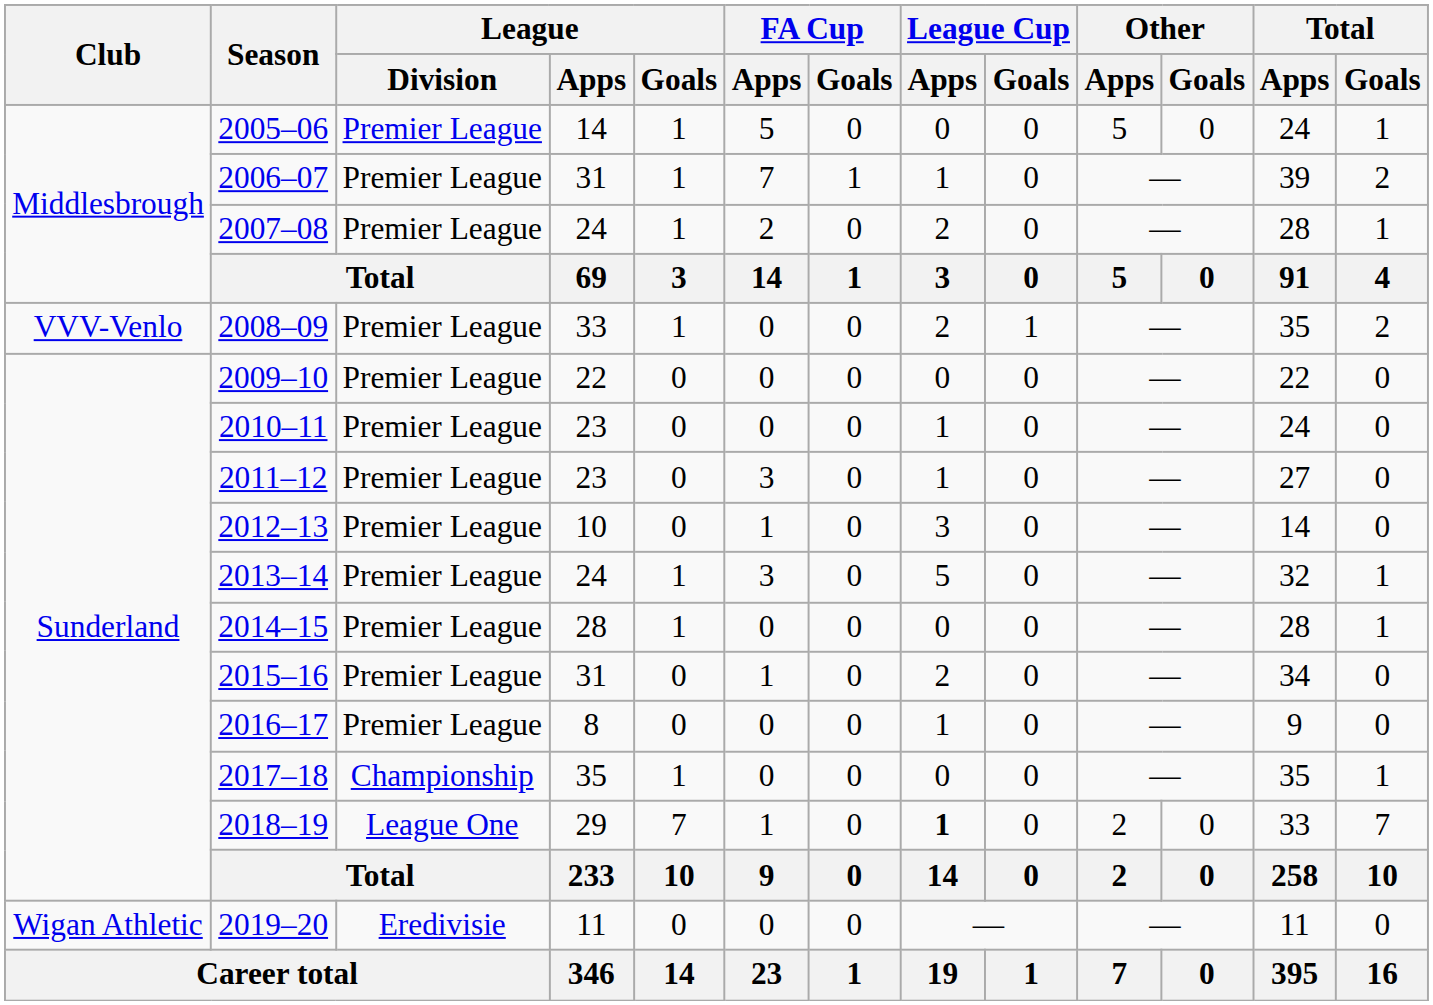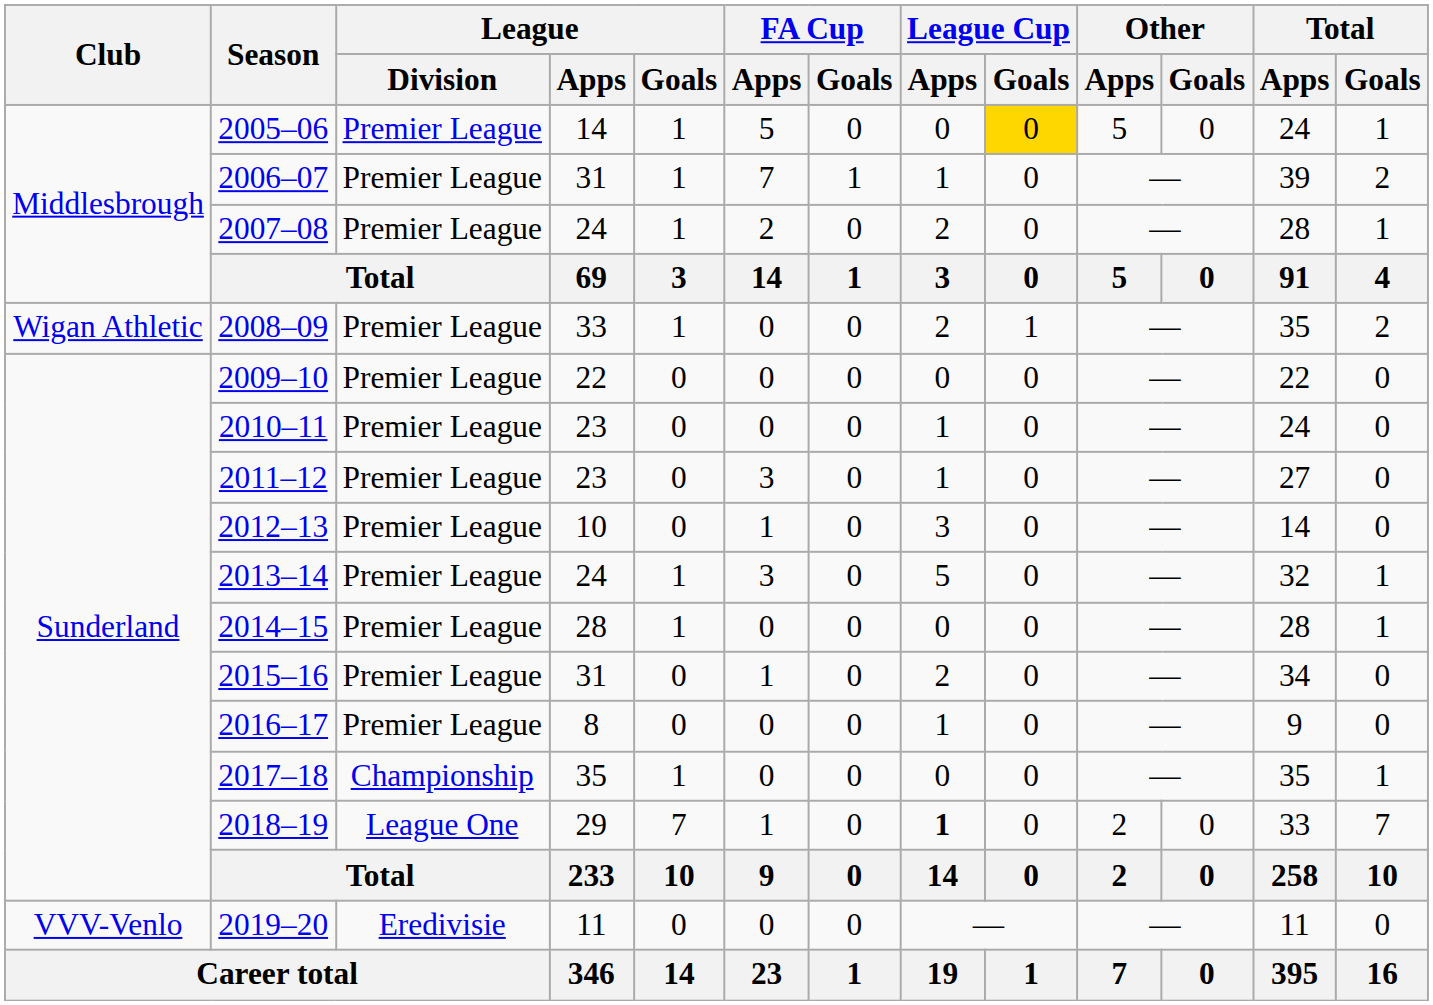(1031, 128) no background -> (1031, 128) gold background
(108, 327) VVV-Venlo -> (108, 327) Wigan Athletic
(108, 924) Wigan Athletic -> (108, 924) VVV-Venlo
